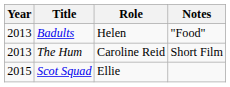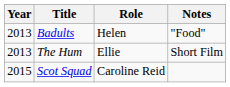(131, 52) Caroline Reid -> (109, 52) Ellie
(109, 71) Ellie -> (131, 71) Caroline Reid
